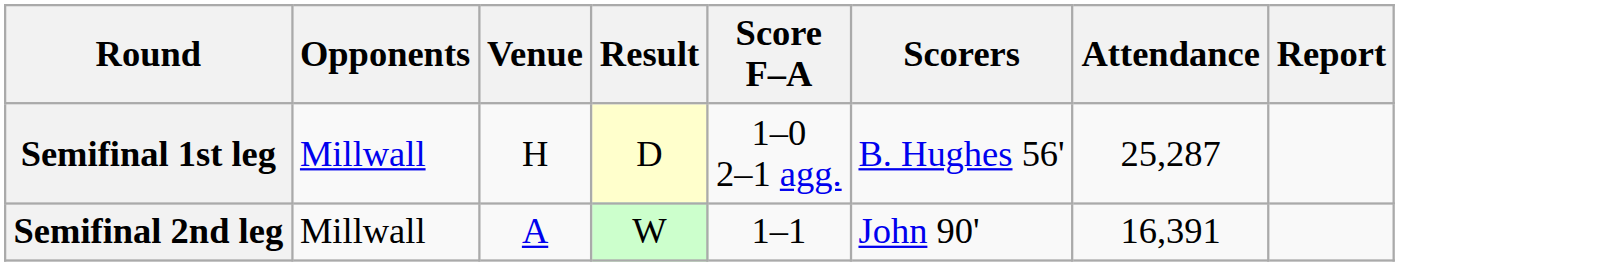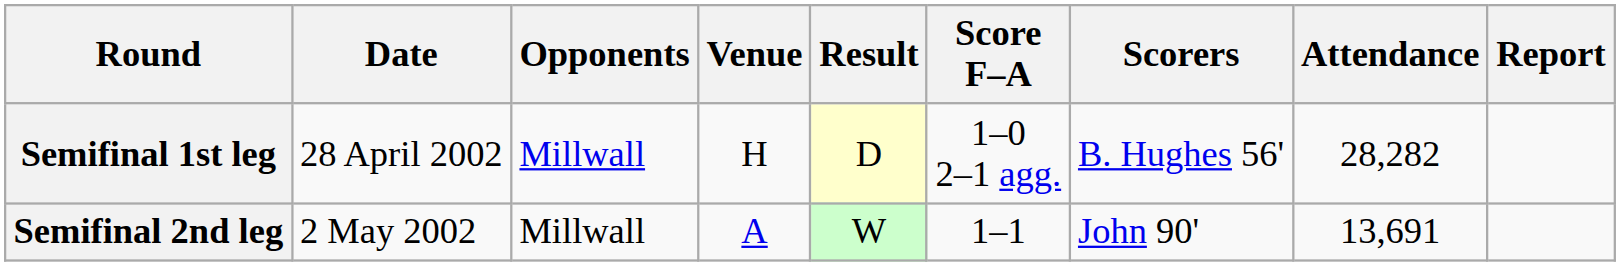+ column: (401, 53)
(1171, 152) 25,287 -> (1390, 152) 28,282
(1171, 231) 16,391 -> (1390, 231) 13,691
